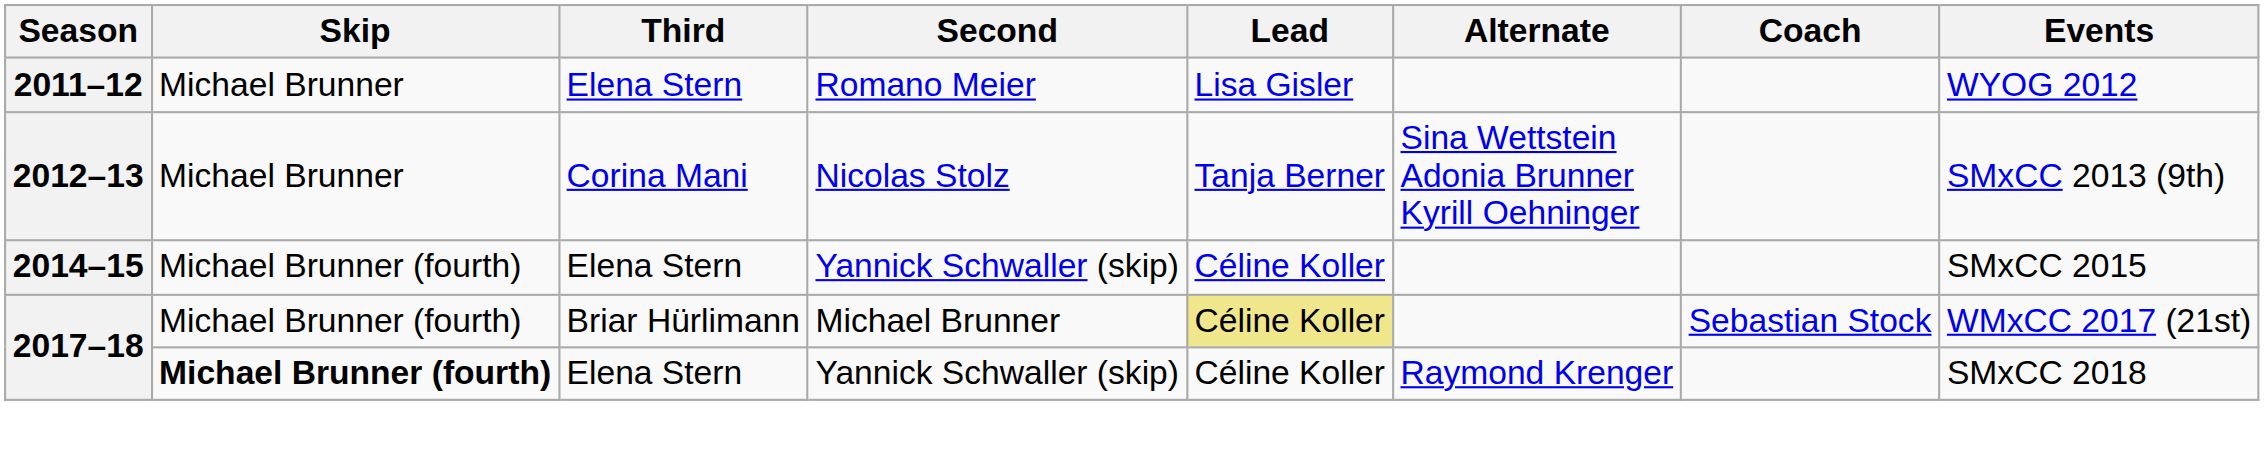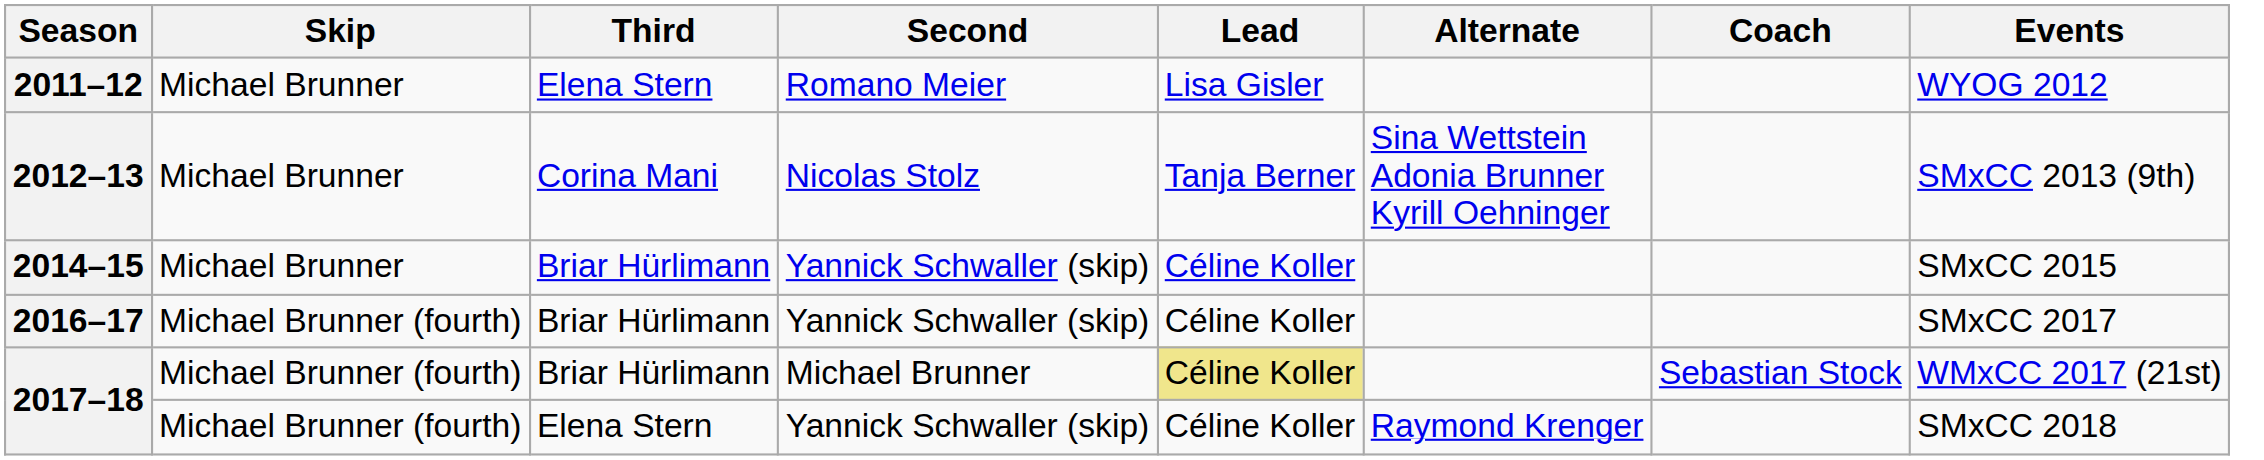(340, 266) Michael Brunner (fourth) -> (281, 266) Michael Brunner
(654, 266) Elena Stern -> (654, 266) Briar Hürlimann
+ row: (78, 319)
(355, 373) bold -> (340, 426) normal
